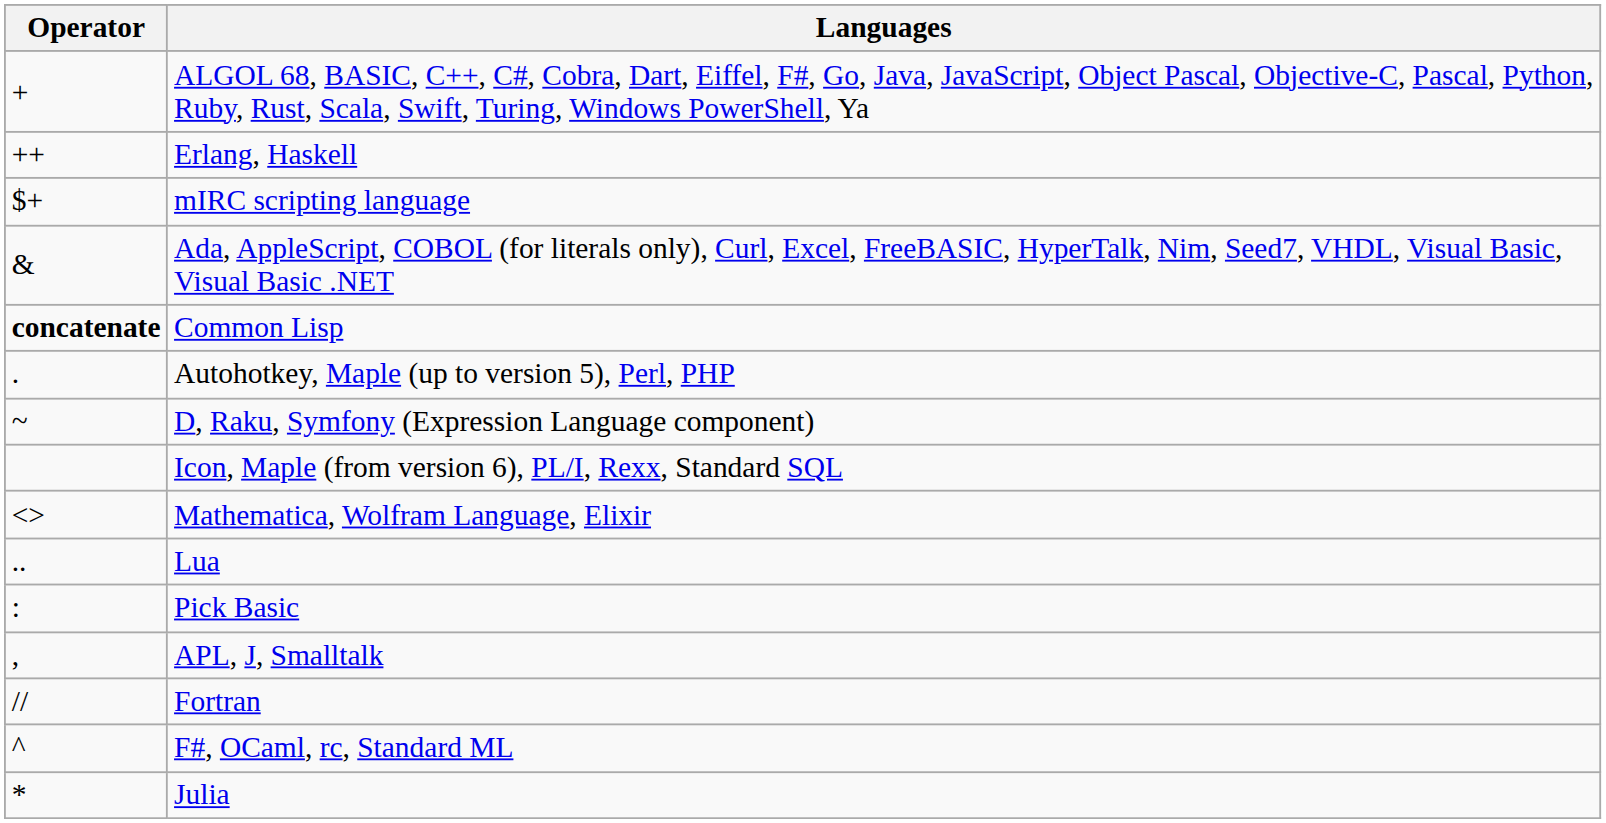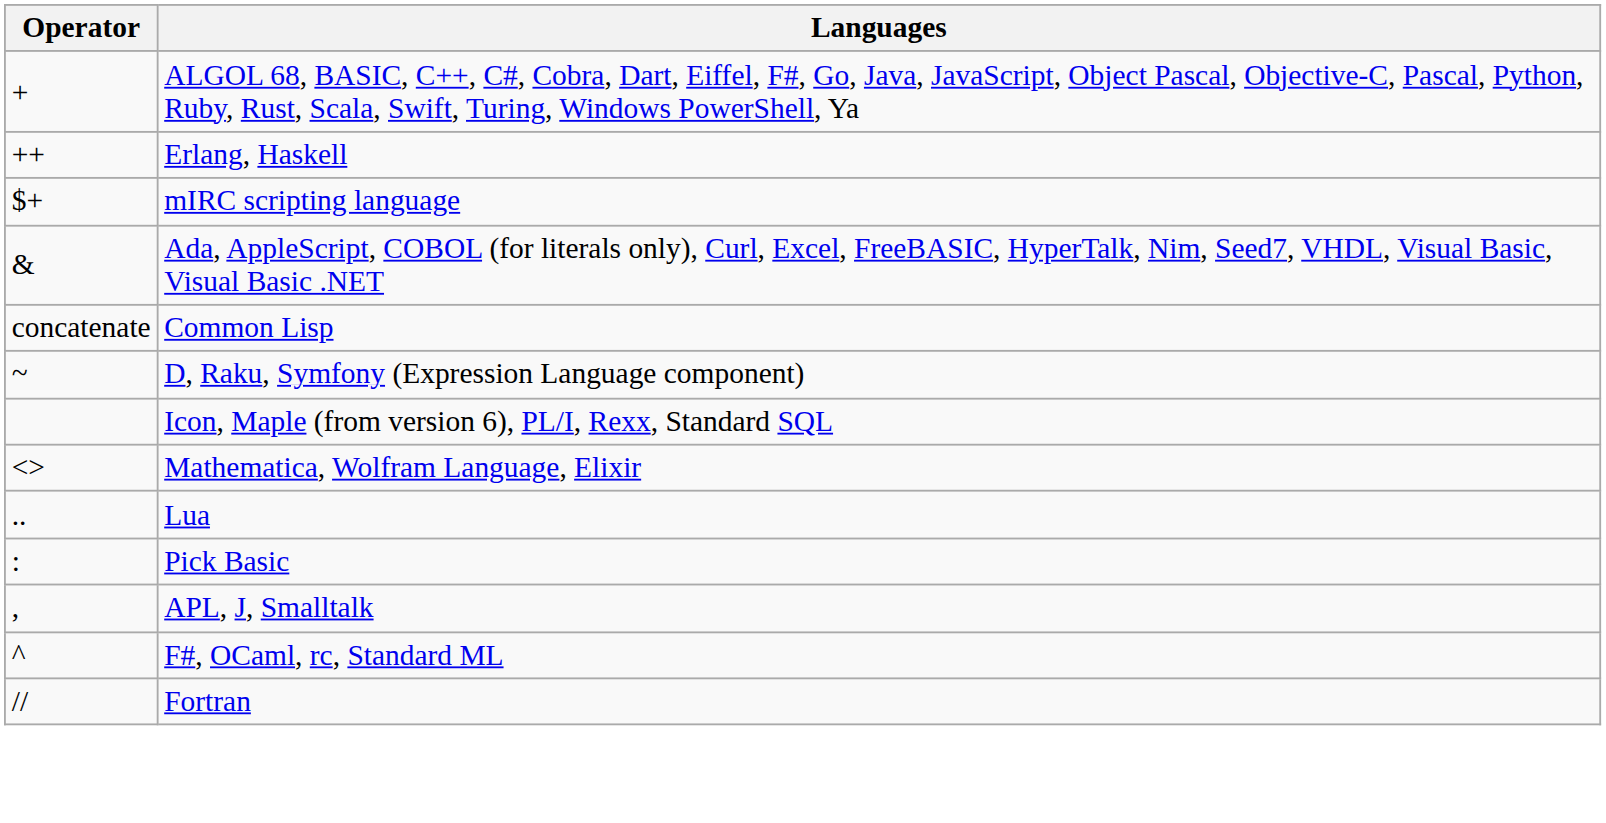(86, 327) bold -> (81, 327) normal
- row: (454, 374)
rows swapped: (344, 747) <-> (217, 701)
- row: (202, 794)
